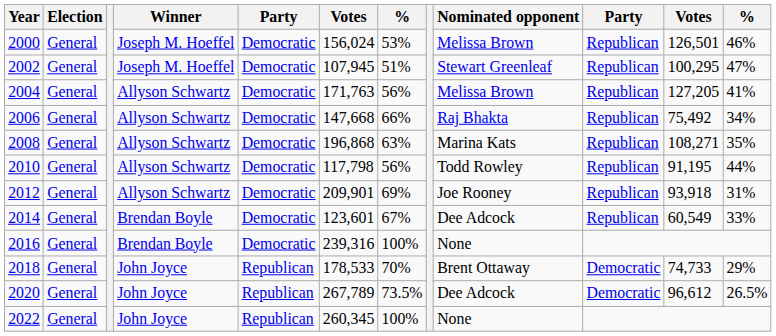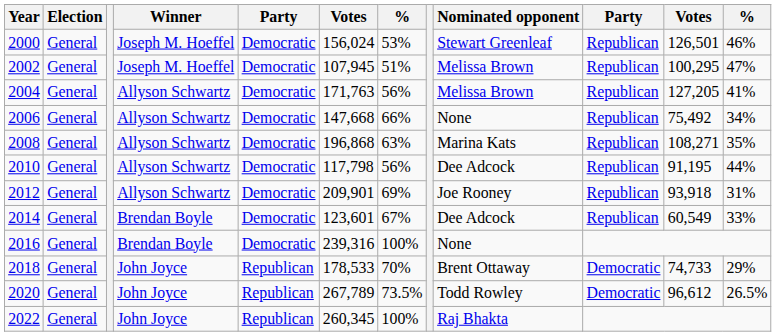(485, 42) Melissa Brown -> (495, 42) Stewart Greenleaf
(495, 67) Stewart Greenleaf -> (485, 67) Melissa Brown
(473, 117) Raj Bhakta -> (454, 117) None
(480, 167) Todd Rowley -> (476, 167) Dee Adcock
(476, 293) Dee Adcock -> (480, 293) Todd Rowley
(454, 318) None -> (473, 318) Raj Bhakta
